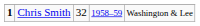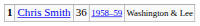(81, 13) 32 -> (81, 13) 36
